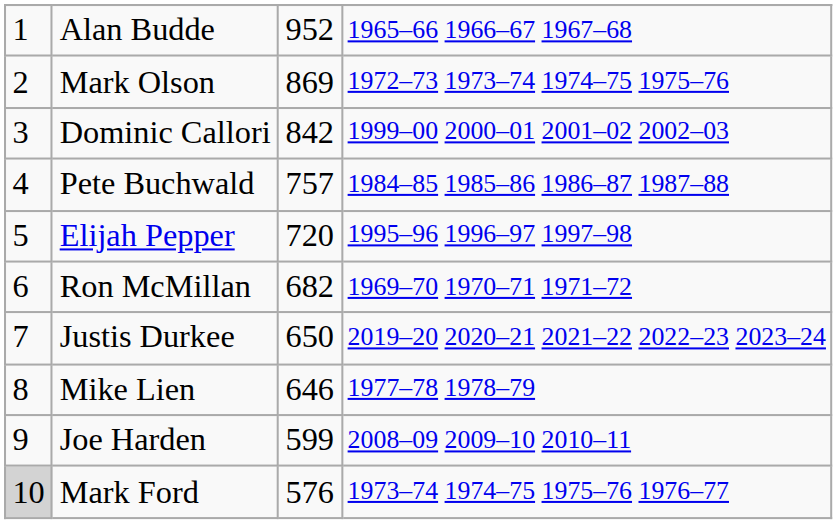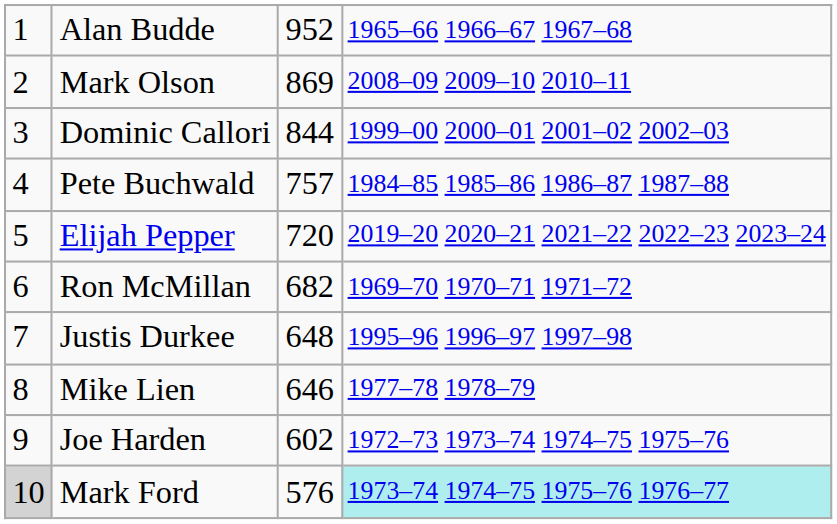(538, 81) 1972–73 1973–74 1974–75 1975–76 -> (489, 81) 2008–09 2009–10 2010–11
(310, 132) 842 -> (310, 132) 844
(490, 235) 1995–96 1996–97 1997–98 -> (587, 235) 2019–20 2020–21 2021–22 2022–23 2023–24
(310, 337) 650 -> (310, 337) 648
(587, 337) 2019–20 2020–21 2021–22 2022–23 2023–24 -> (490, 337) 1995–96 1996–97 1997–98
(310, 440) 599 -> (310, 440) 602
(489, 440) 2008–09 2009–10 2010–11 -> (538, 440) 1972–73 1973–74 1974–75 1975–76
(538, 491) no background -> (538, 491) paleturquoise background
